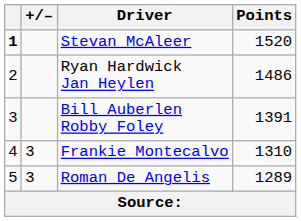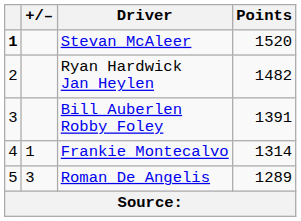(274, 77) 1486 -> (274, 77) 1482
(30, 153) 3 -> (30, 153) 1
(274, 153) 1310 -> (274, 153) 1314
